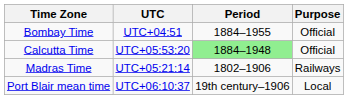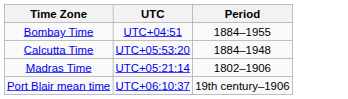- column: (318, 14)
(242, 50) lightgreen background -> (242, 50) no background
